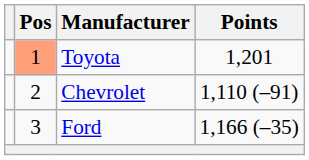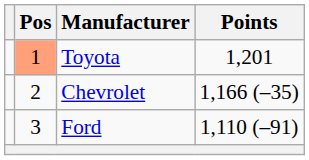(249, 92) 1,110 (–91) -> (249, 92) 1,166 (–35)
(249, 127) 1,166 (–35) -> (249, 127) 1,110 (–91)
